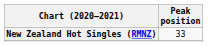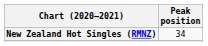(181, 34) 33 -> (181, 34) 34
